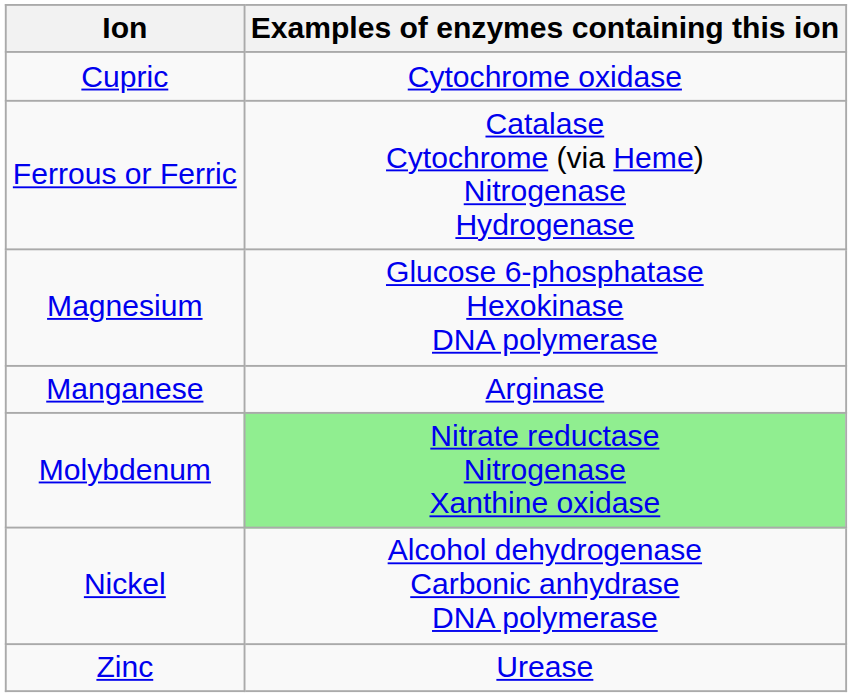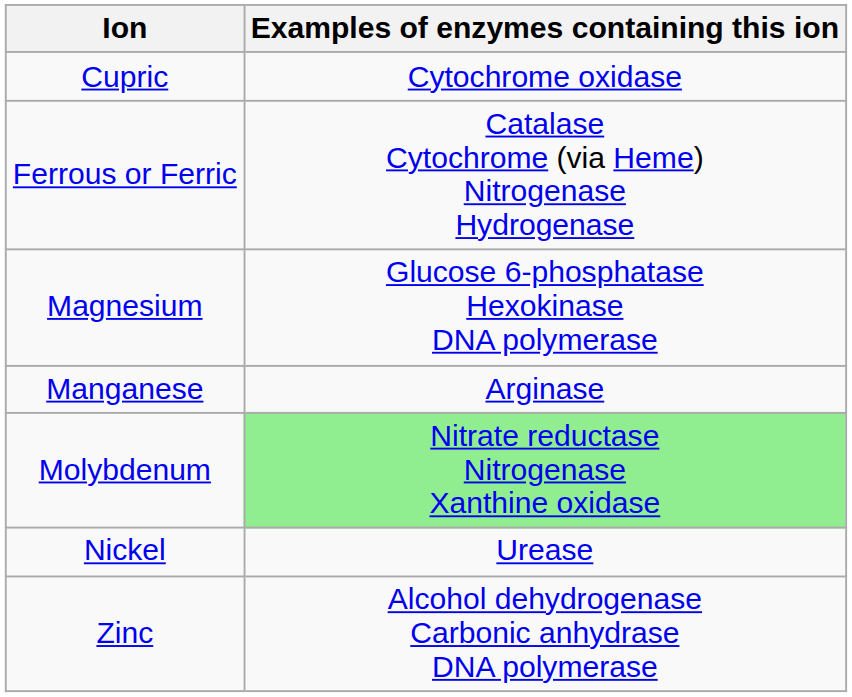(545, 585) Alcohol dehydrogenase Carbonic anhydrase DNA polymerase -> (545, 551) Urease
(545, 666) Urease -> (545, 633) Alcohol dehydrogenase Carbonic anhydrase DNA polymerase
